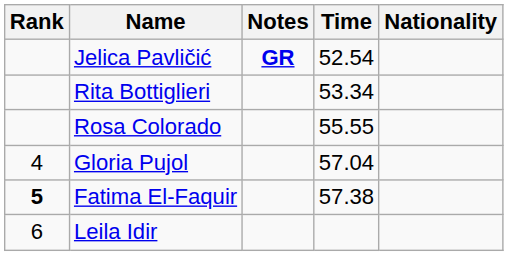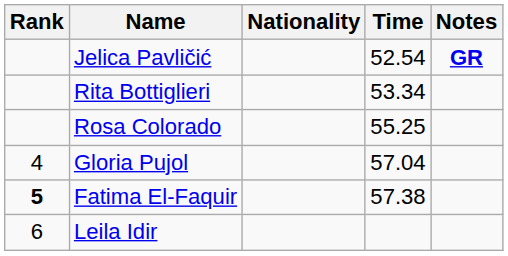columns swapped: (441, 22) <-> (278, 22)
(346, 127) 55.55 -> (398, 127) 55.25
